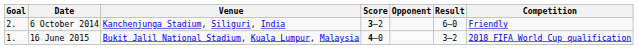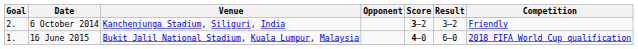columns swapped: (411, 11) <-> (375, 11)
(450, 24) 6–0 -> (450, 24) 3–2
(450, 38) 3–2 -> (450, 38) 6–0
